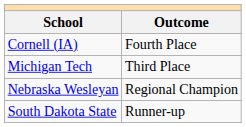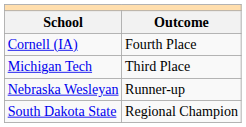(181, 89) Regional Champion -> (155, 89) Runner-up
(155, 111) Runner-up -> (181, 111) Regional Champion
